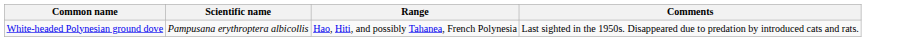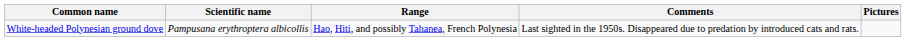+ column: (881, 12)
